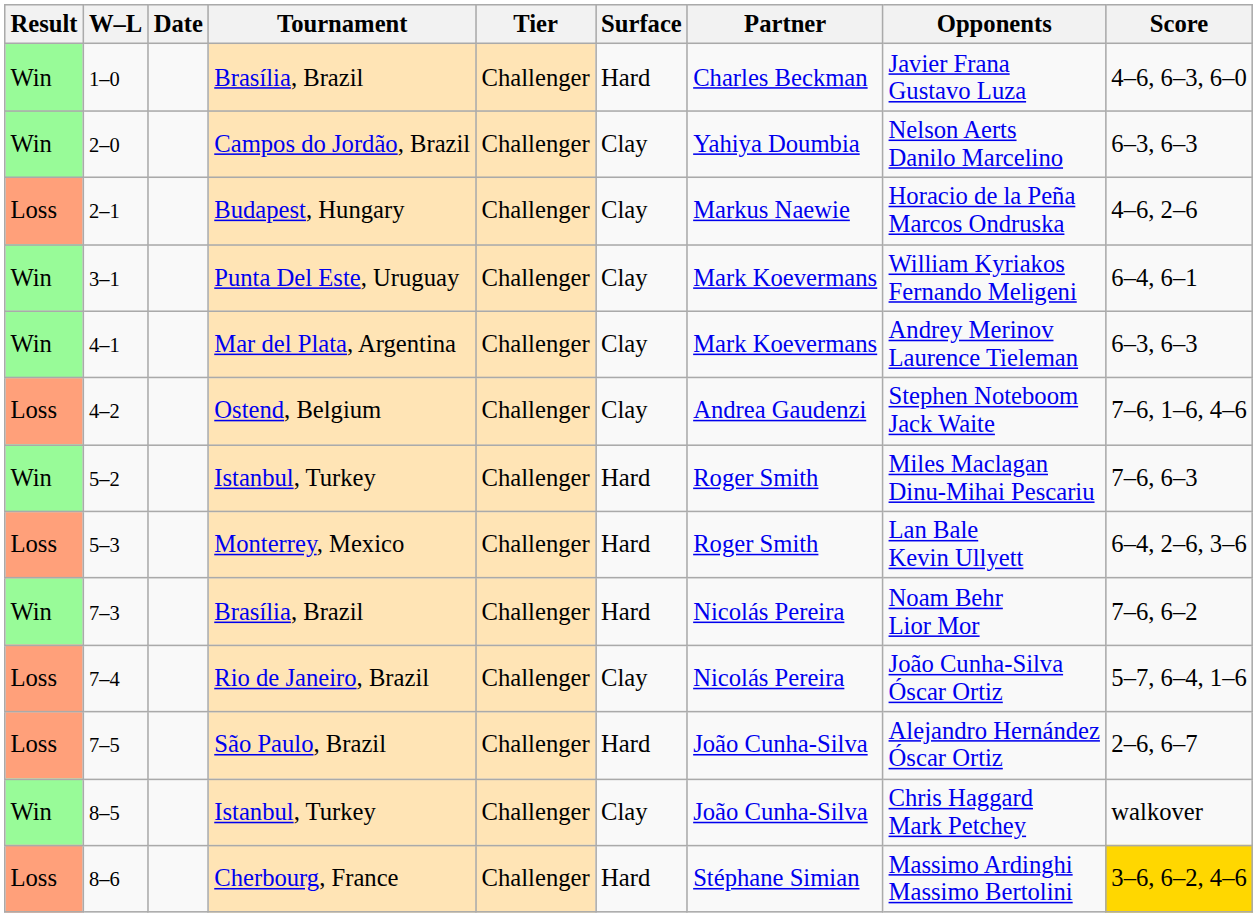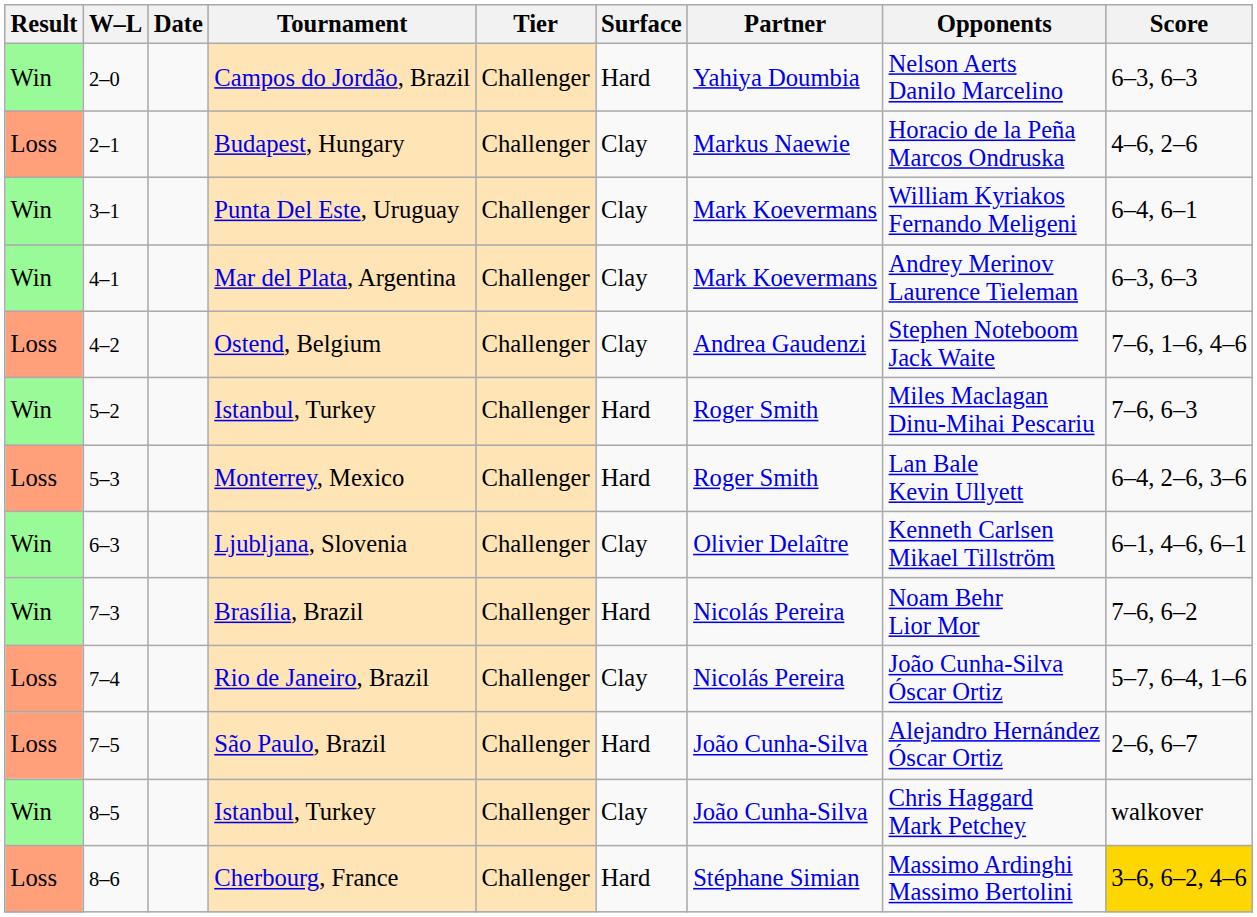- row: (104, 78)
(624, 143) Clay -> (626, 76) Hard
+ row: (104, 546)
